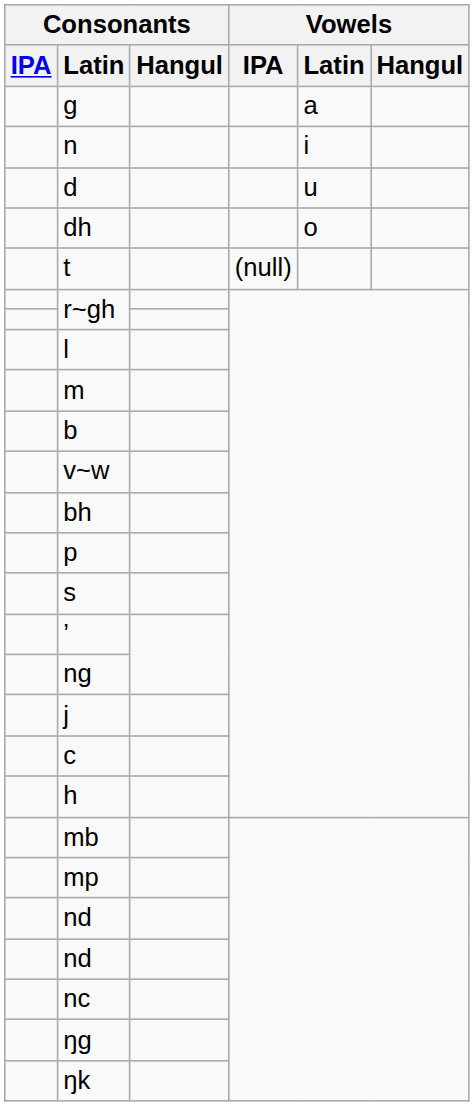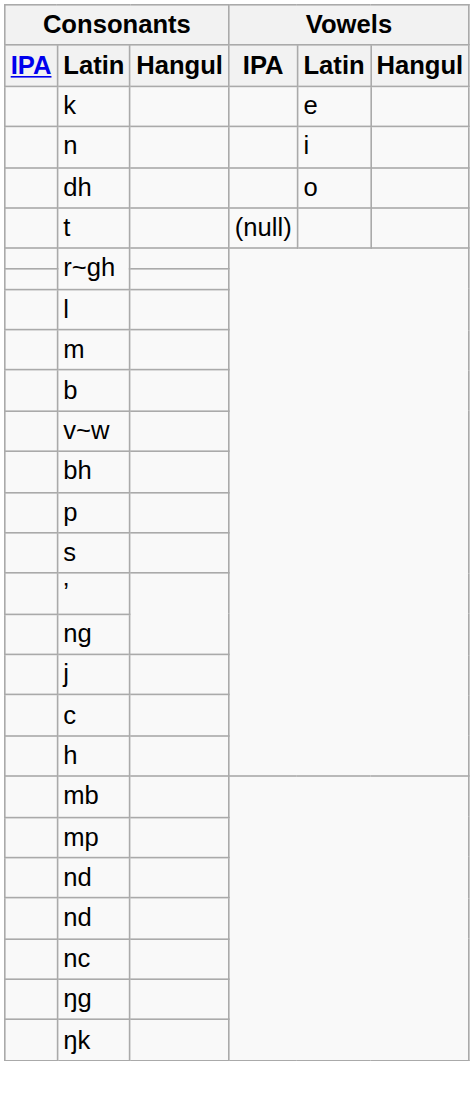- row: (70, 106)
+ row: (70, 106)
- row: (70, 187)
